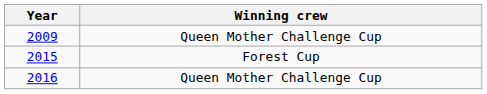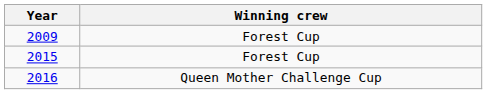(281, 36) Queen Mother Challenge Cup -> (281, 36) Forest Cup
